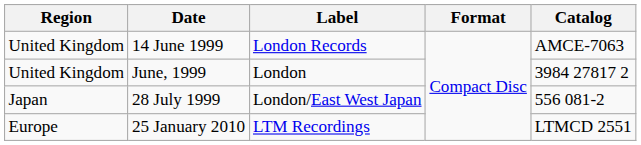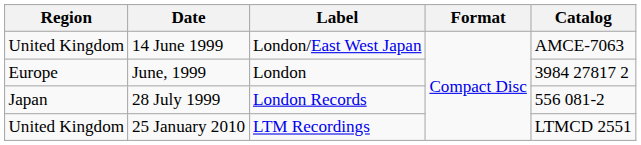(310, 45) London Records -> (337, 45) London/East West Japan
(66, 72) United Kingdom -> (33, 72) Europe
(337, 99) London/East West Japan -> (310, 99) London Records
(33, 126) Europe -> (66, 126) United Kingdom
